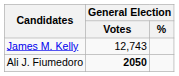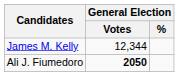(131, 46) 12,743 -> (131, 46) 12,344
